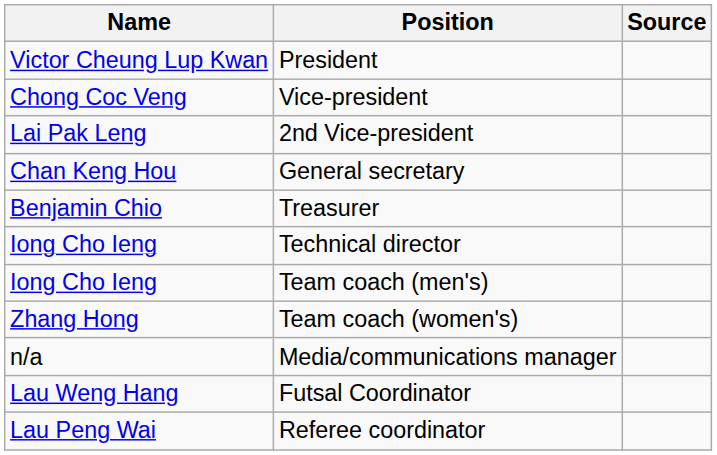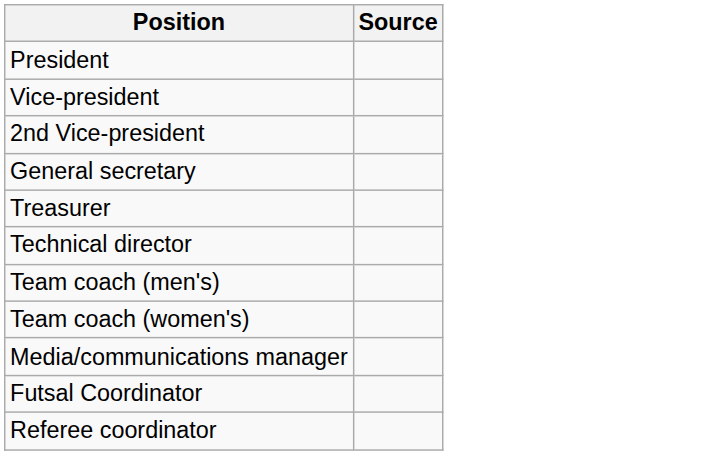- column: (139, 23)
